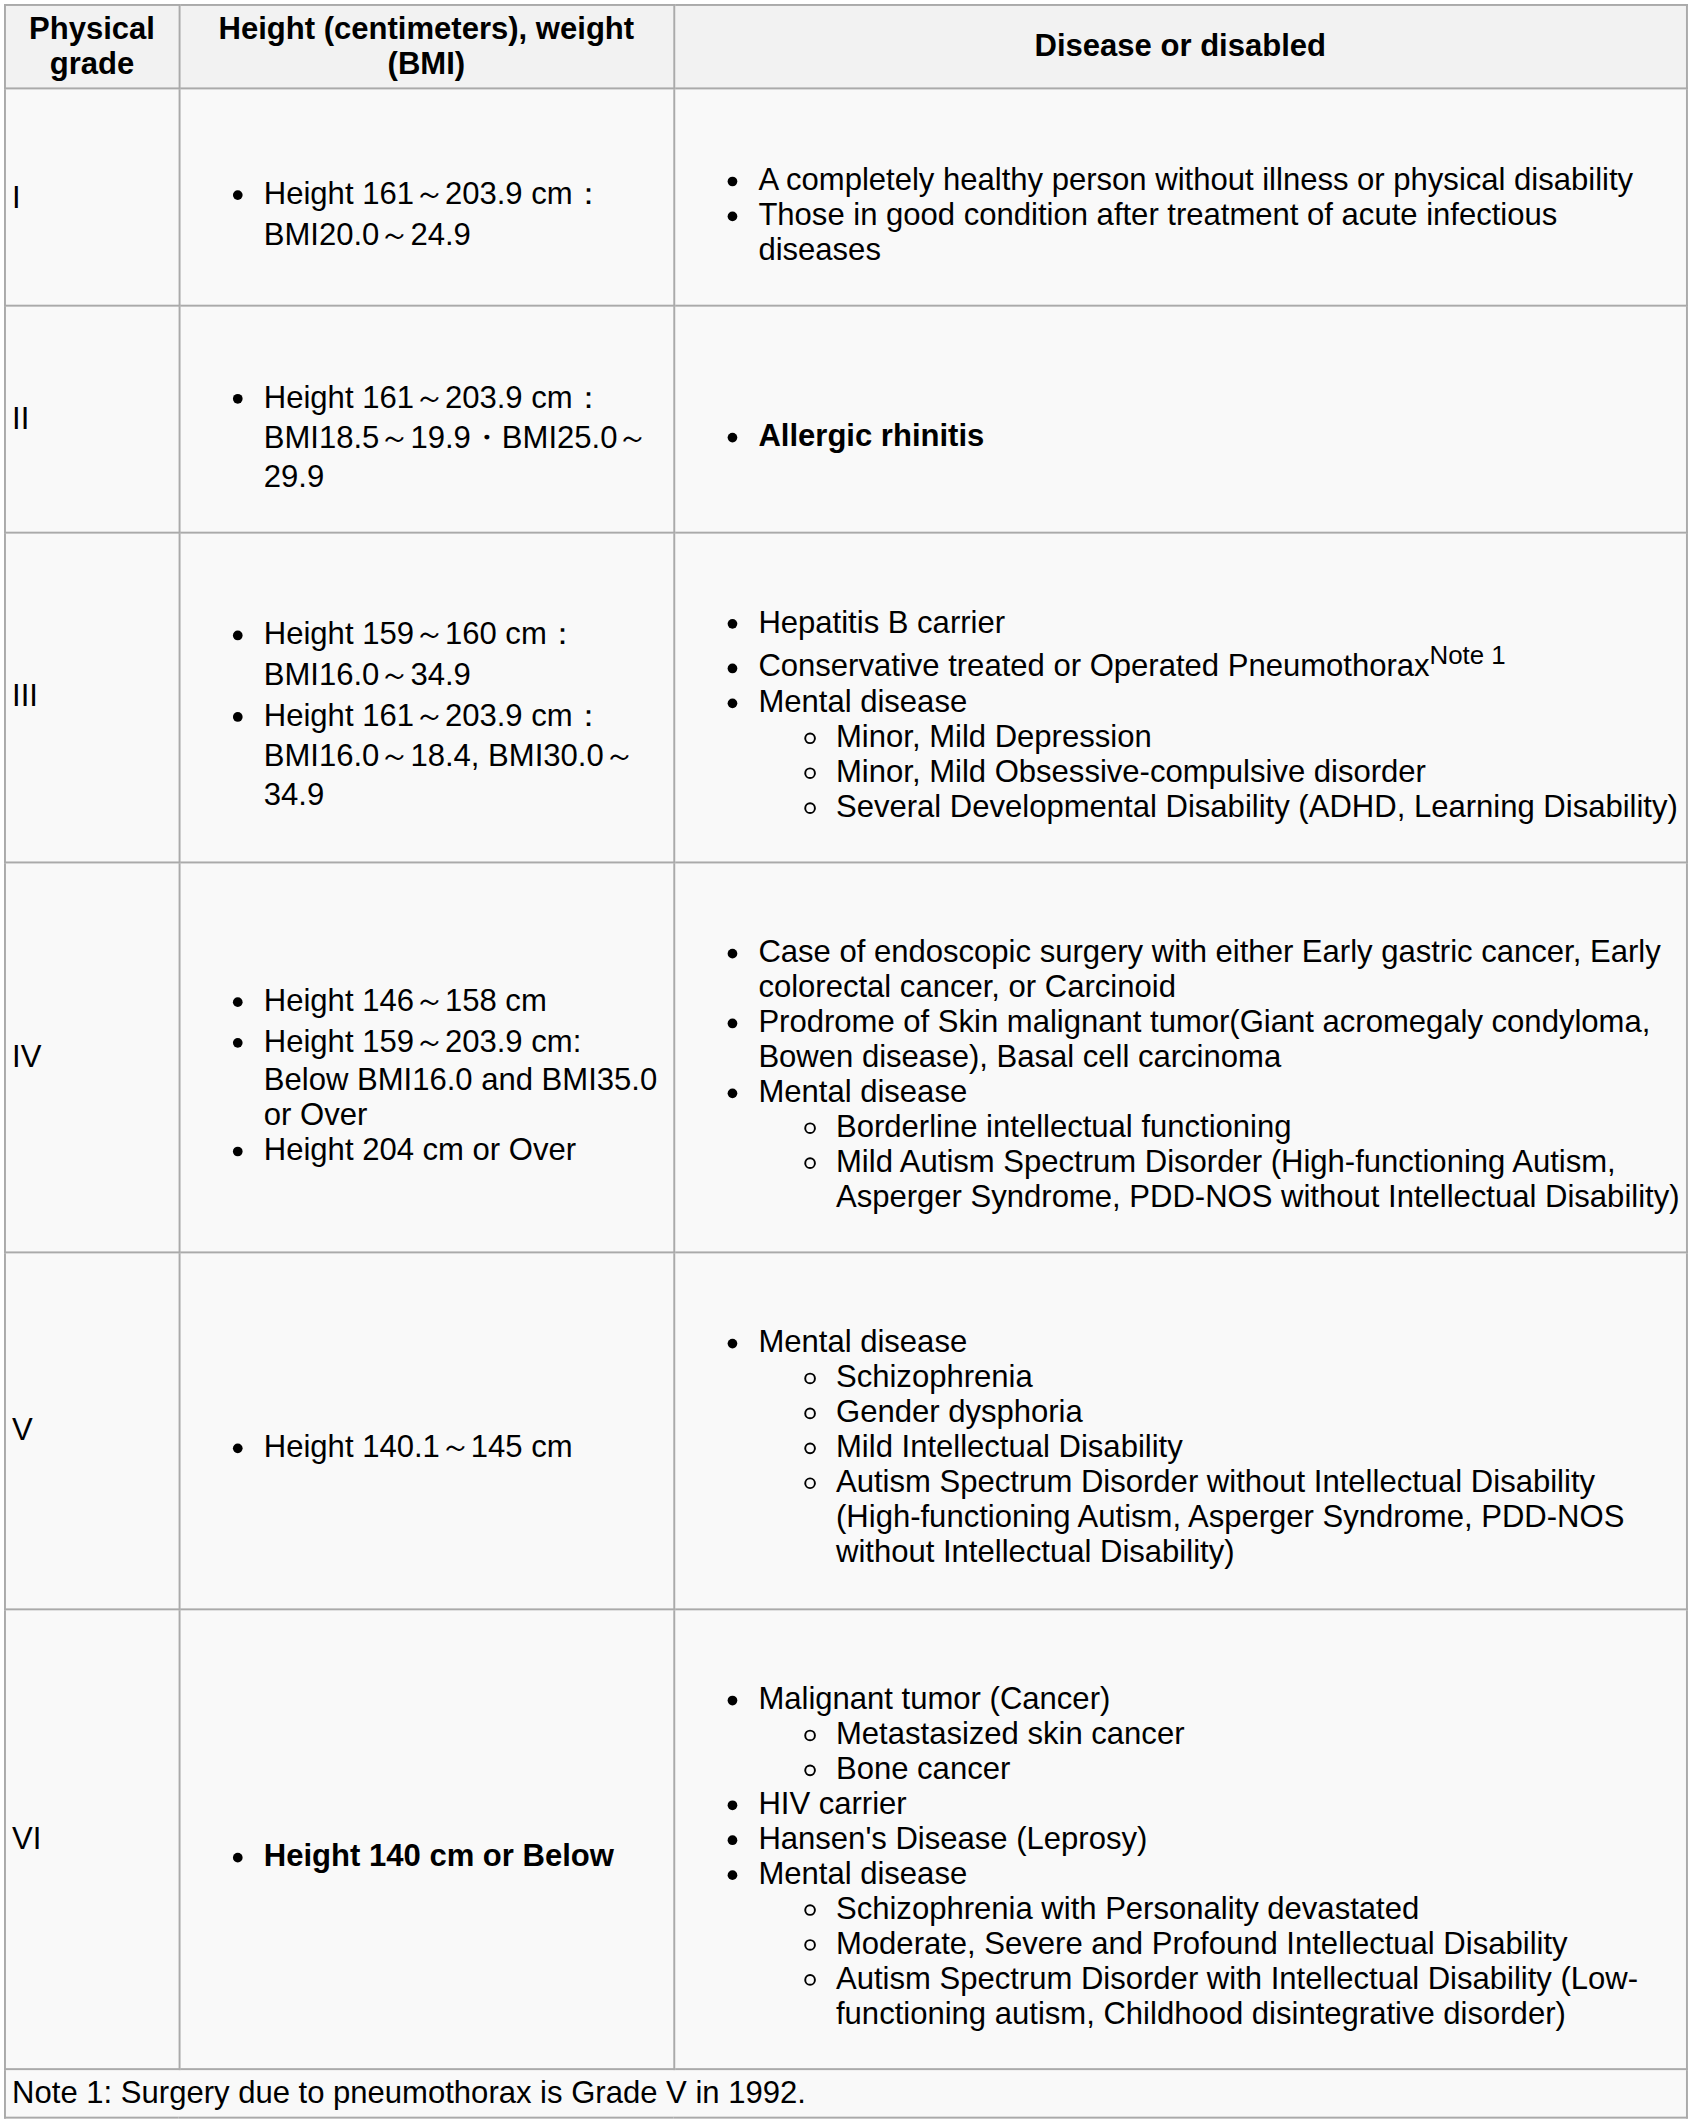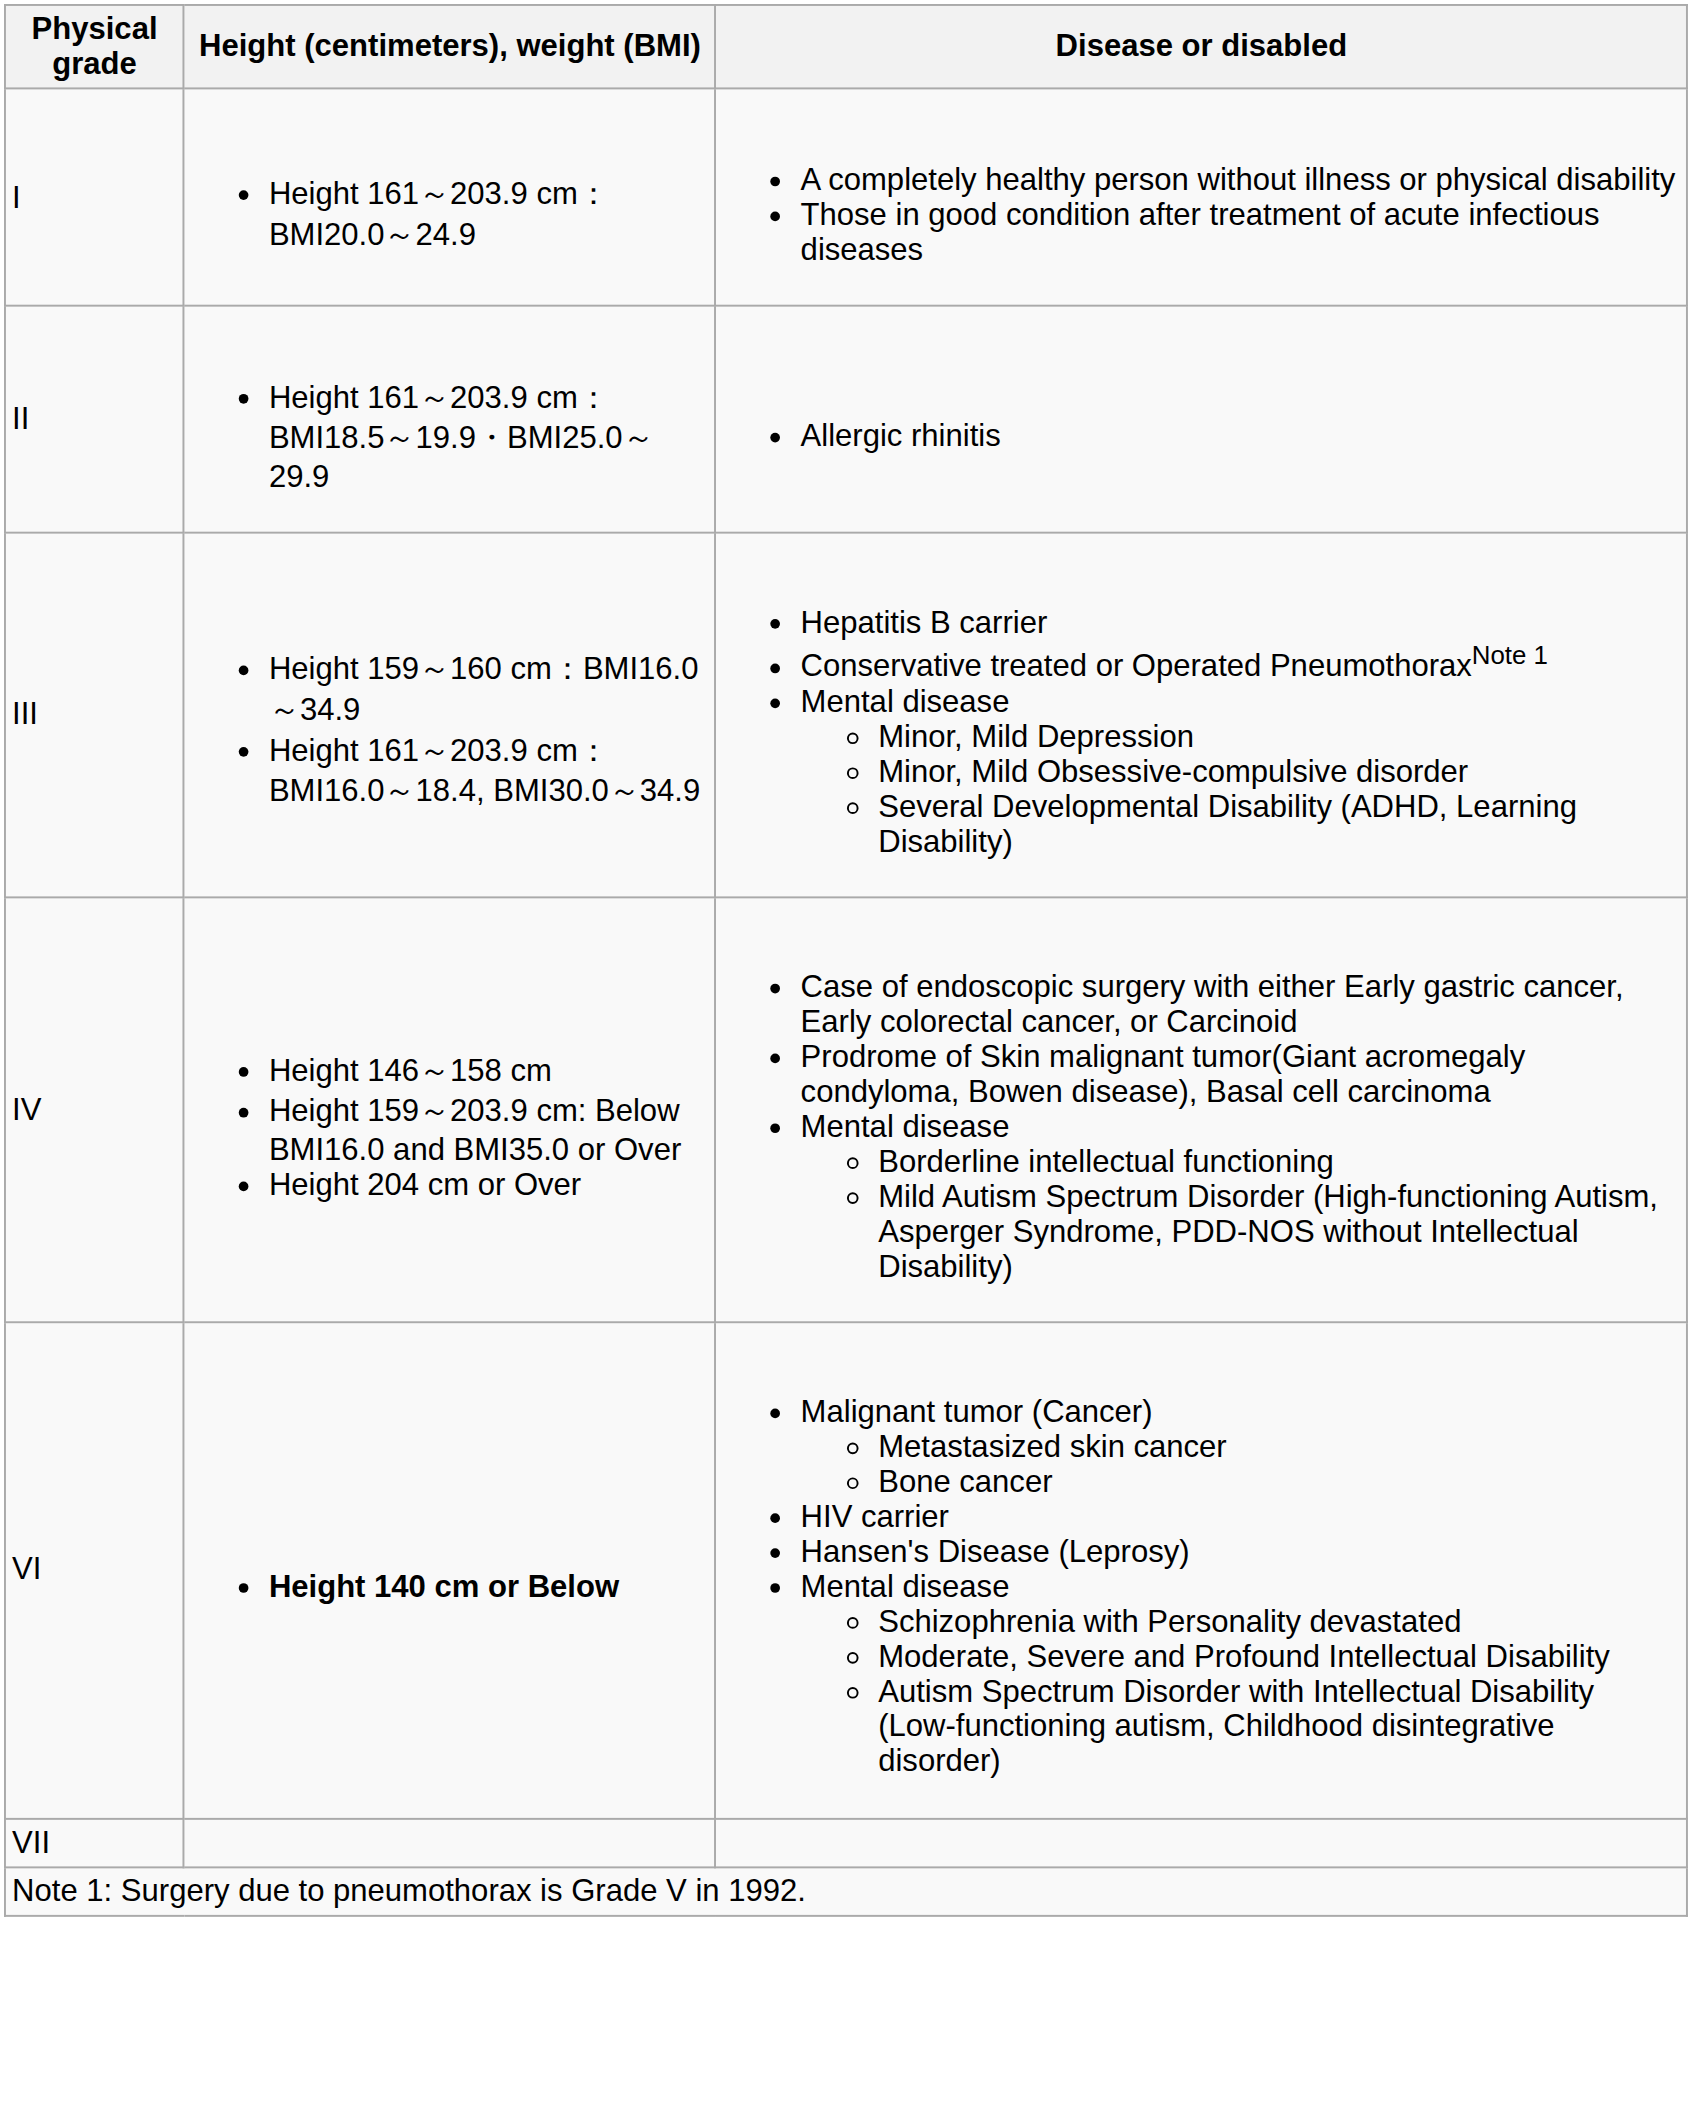(1180, 436) bold -> (1201, 436) normal
- row: (22, 1430)
+ row: (31, 1842)
